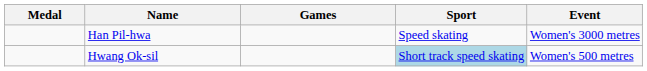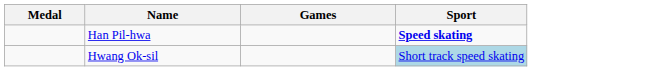- column: (585, 14)
(433, 35) normal -> (435, 35) bold
